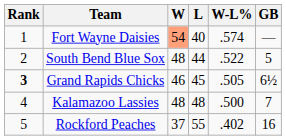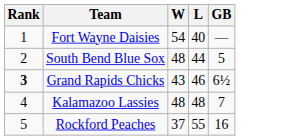- column: (232, 15)
(178, 37) lightsalmon background -> (178, 37) no background
(178, 80) 46 -> (178, 80) 43
(198, 80) 45 -> (198, 80) 46
